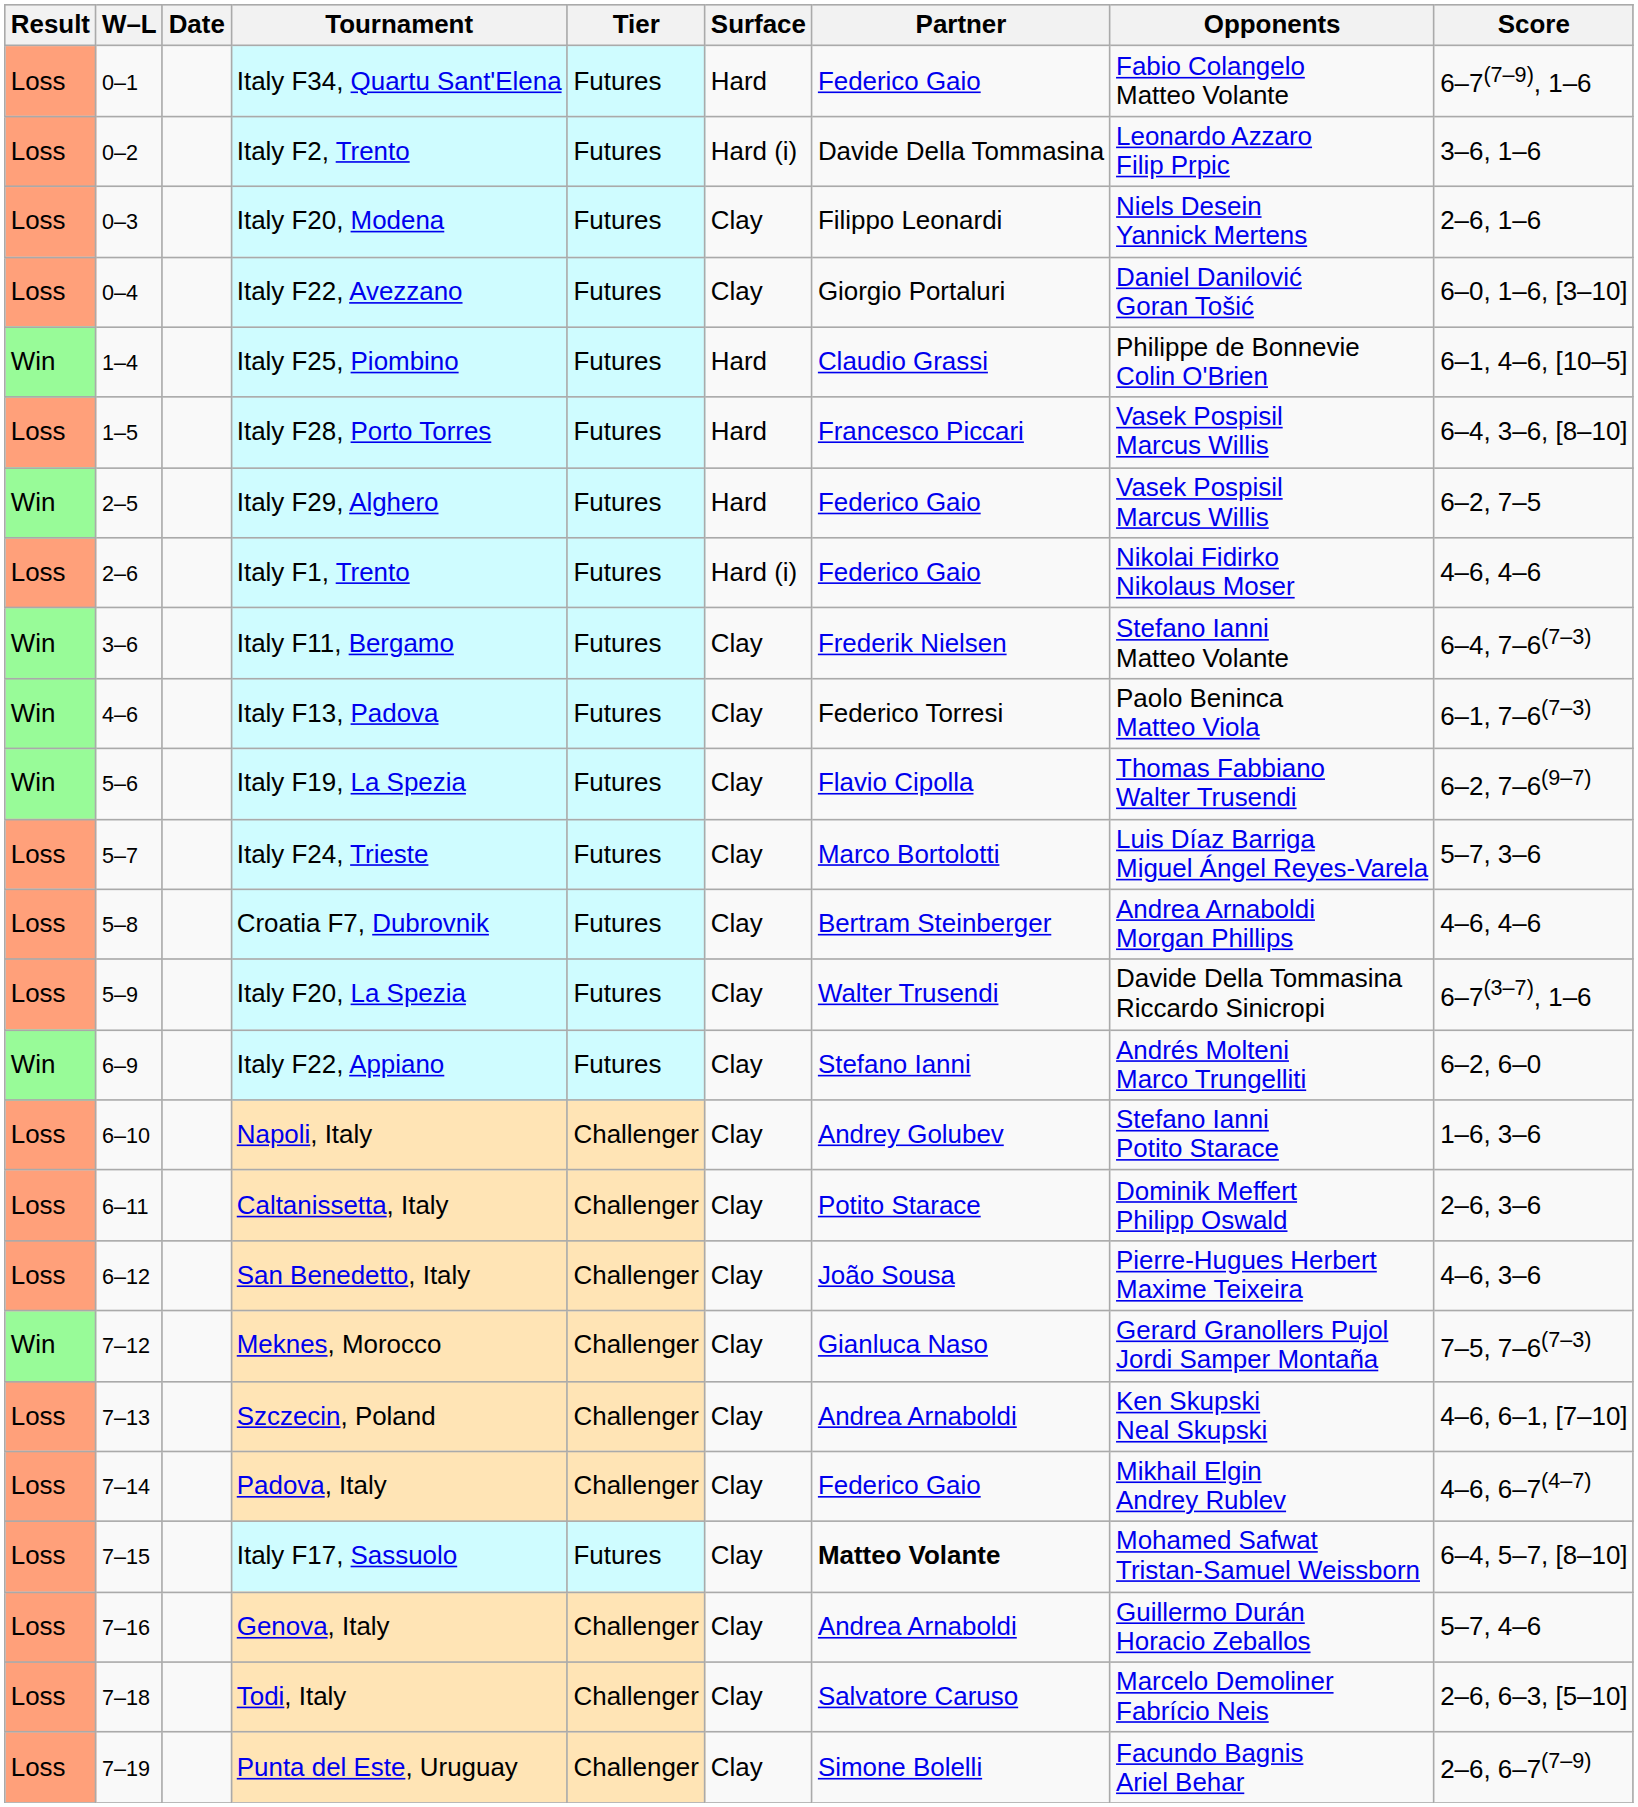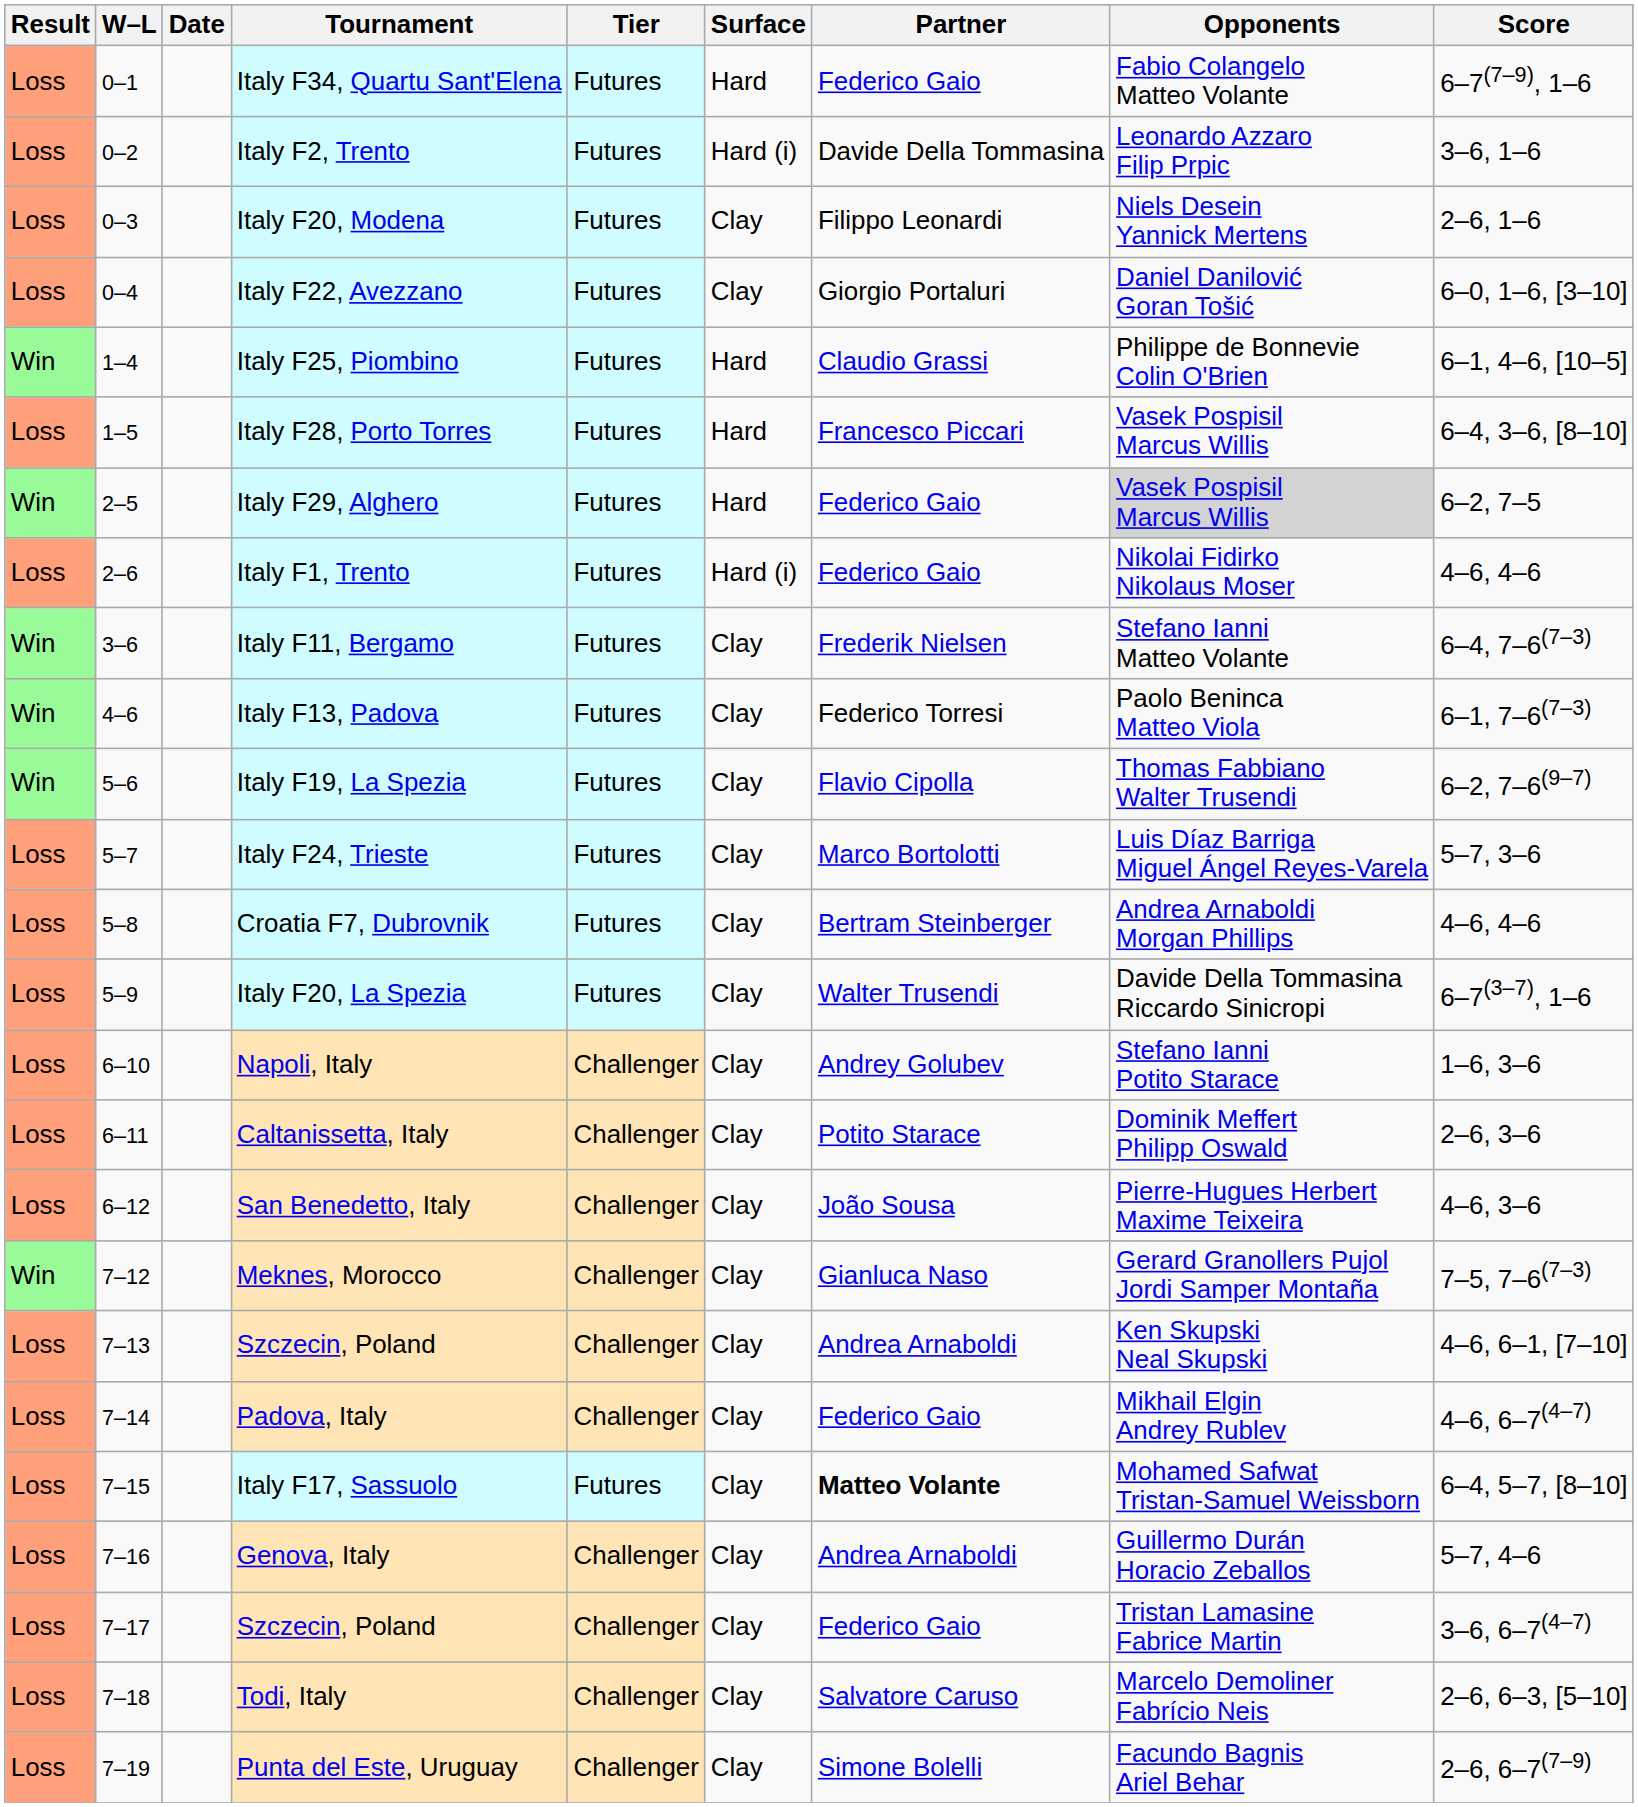(1199, 502) no background -> (1199, 502) lightgrey background
- row: (120, 1066)
+ row: (126, 1628)
